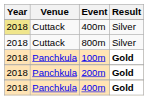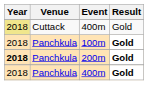(124, 27) Silver -> (122, 27) Gold
- row: (49, 42)
(17, 73) normal -> (17, 58) bold
